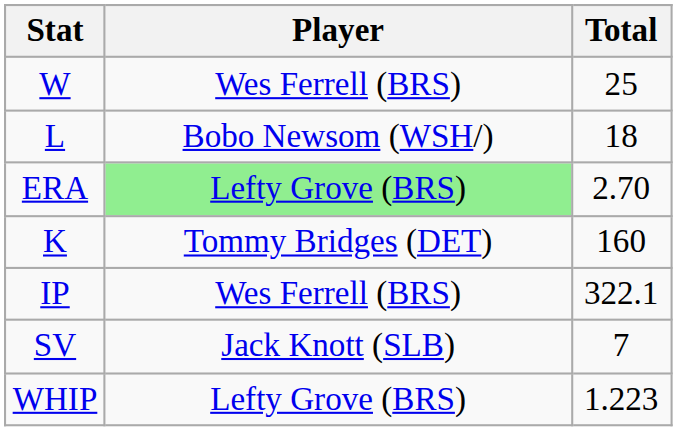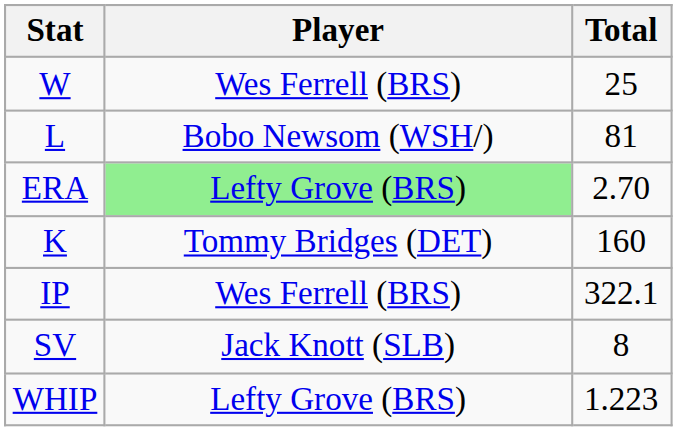(621, 135) 18 -> (621, 135) 81
(621, 345) 7 -> (621, 345) 8
